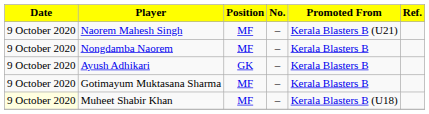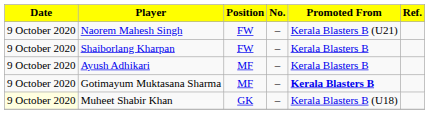(245, 30) MF -> (245, 30) FW
- row: (127, 48)
+ row: (128, 48)
(245, 65) GK -> (245, 65) MF
(330, 83) normal -> (332, 83) bold
(245, 100) MF -> (245, 100) GK
